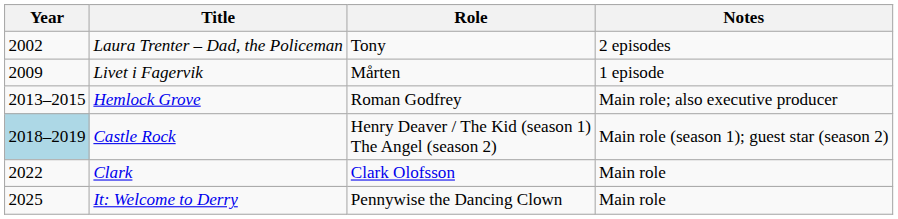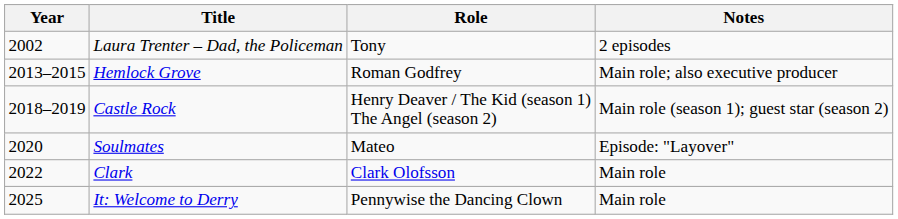- row: (148, 72)
(47, 136) lightblue background -> (47, 109) no background
+ row: (129, 145)
